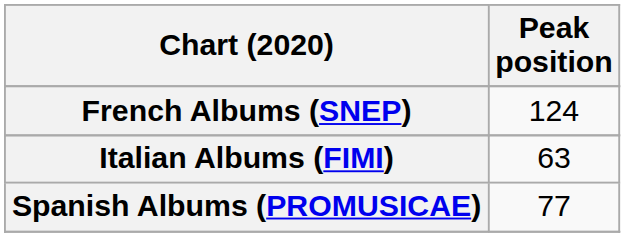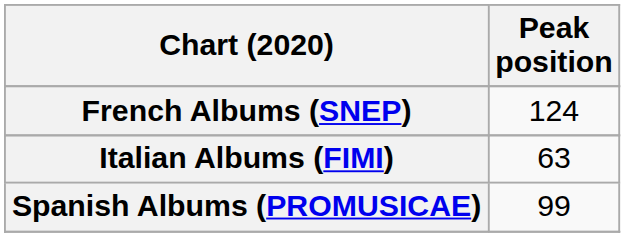(554, 206) 77 -> (554, 206) 99
